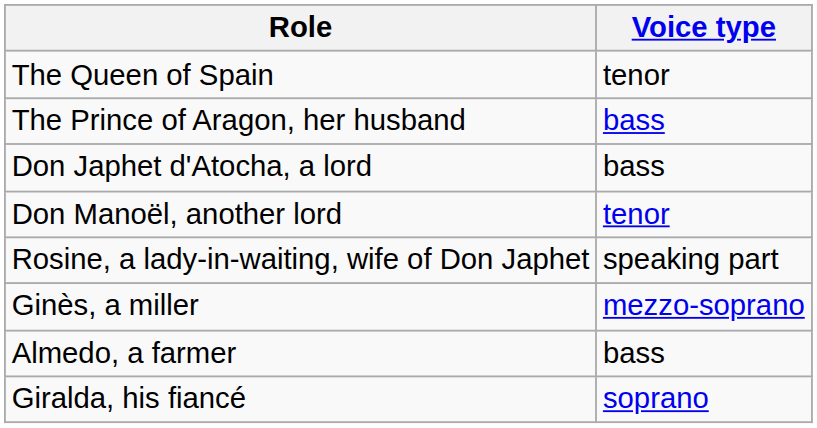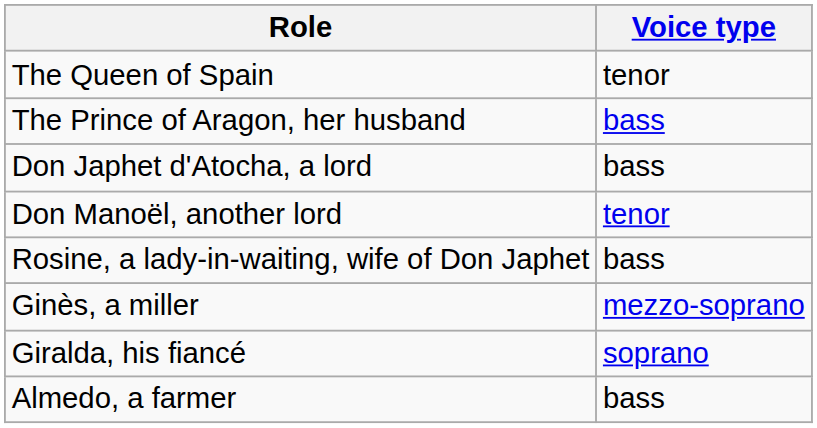(691, 259) speaking part -> (634, 259) bass
rows swapped: (129, 399) <-> (124, 352)
